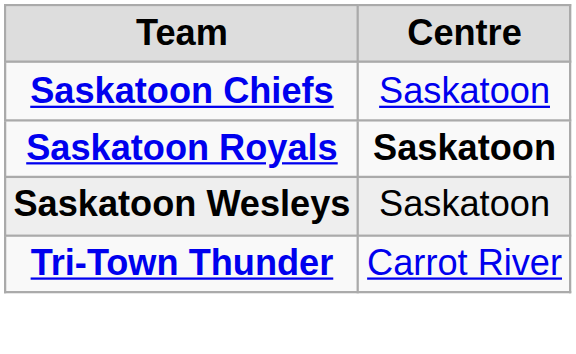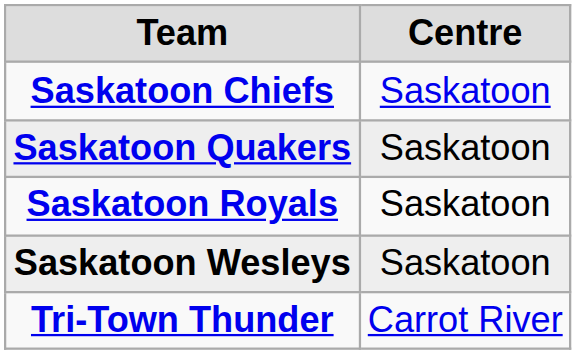+ row: (182, 147)
(465, 147) bold -> (465, 205) normal
